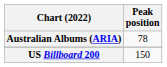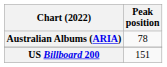(143, 54) 150 -> (143, 54) 151
